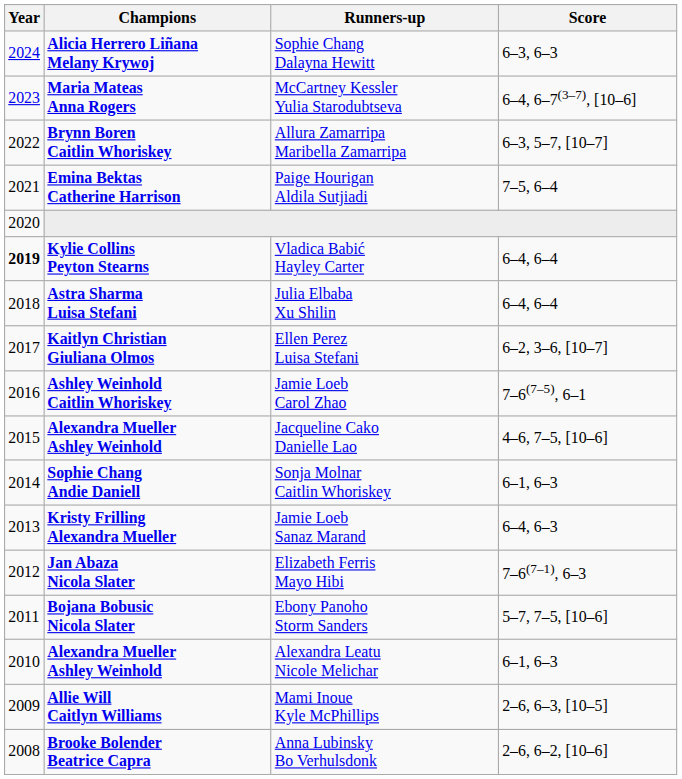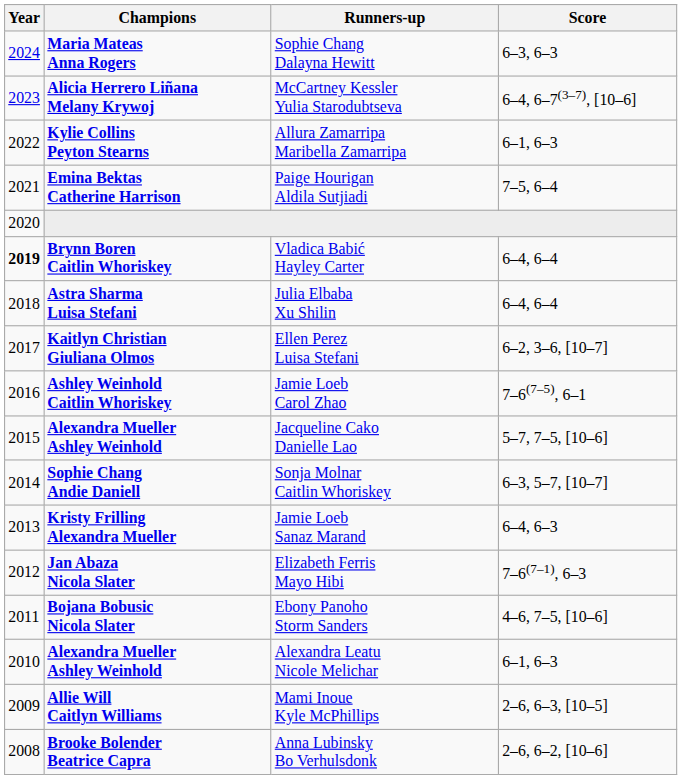(123, 53) Alicia Herrero Liñana Melany Krywoj -> (95, 53) Maria Mateas Anna Rogers
(95, 98) Maria Mateas Anna Rogers -> (123, 98) Alicia Herrero Liñana Melany Krywoj
(109, 143) Brynn Boren Caitlin Whoriskey -> (98, 143) Kylie Collins Peyton Stearns
(555, 143) 6–3, 5–7, [10–7] -> (530, 143) 6–1, 6–3
(98, 258) Kylie Collins Peyton Stearns -> (109, 258) Brynn Boren Caitlin Whoriskey
(555, 438) 4–6, 7–5, [10–6] -> (555, 438) 5–7, 7–5, [10–6]
(530, 482) 6–1, 6–3 -> (555, 482) 6–3, 5–7, [10–7]
(555, 617) 5–7, 7–5, [10–6] -> (555, 617) 4–6, 7–5, [10–6]
